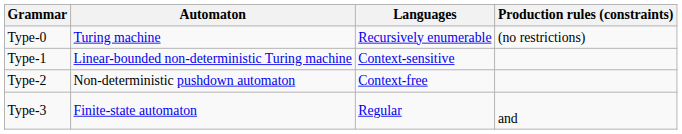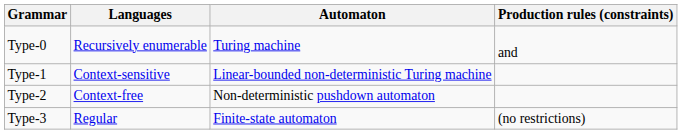columns swapped: (425, 15) <-> (213, 15)
(542, 37) (no restrictions) -> (508, 52) and
(508, 118) and -> (542, 118) (no restrictions)
